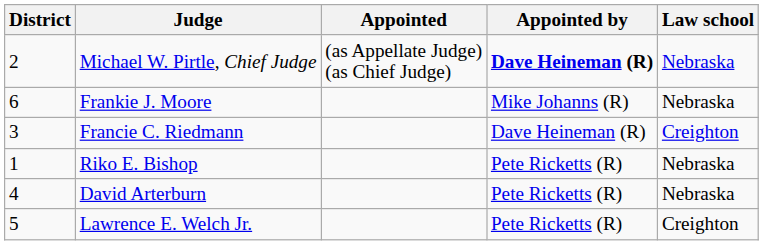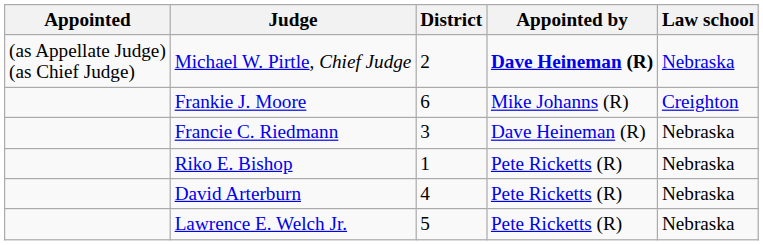columns swapped: (40, 19) <-> (404, 19)
(698, 102) Nebraska -> (700, 102) Creighton
(700, 132) Creighton -> (698, 132) Nebraska
(700, 224) Creighton -> (698, 224) Nebraska
